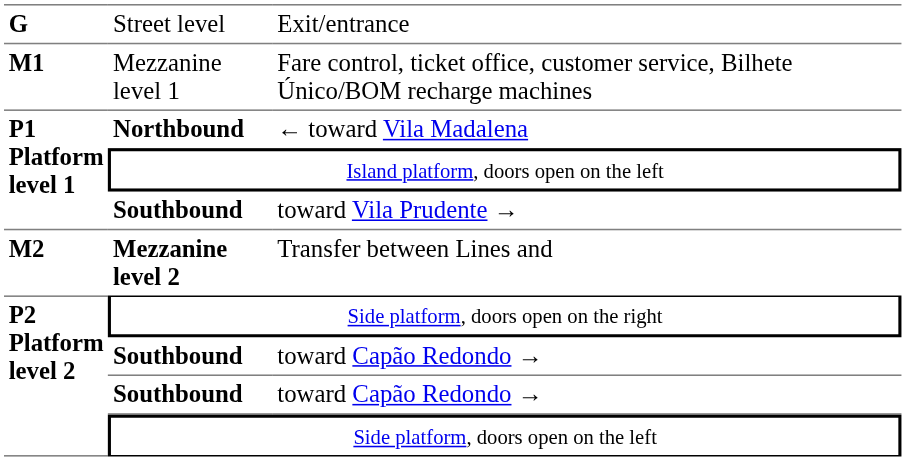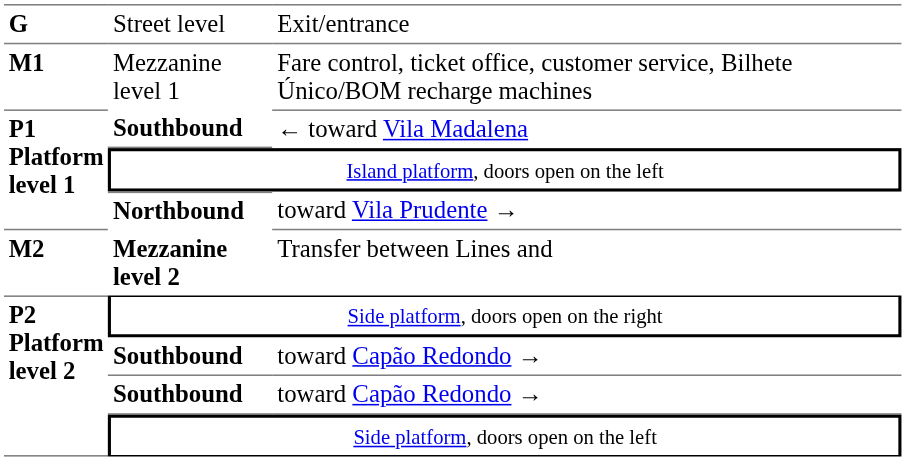(178, 129) Northbound -> (178, 127) Southbound
(178, 209) Southbound -> (178, 211) Northbound
